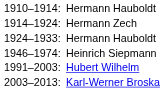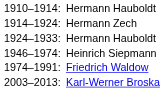+ row: (32, 68)
- row: (32, 68)
